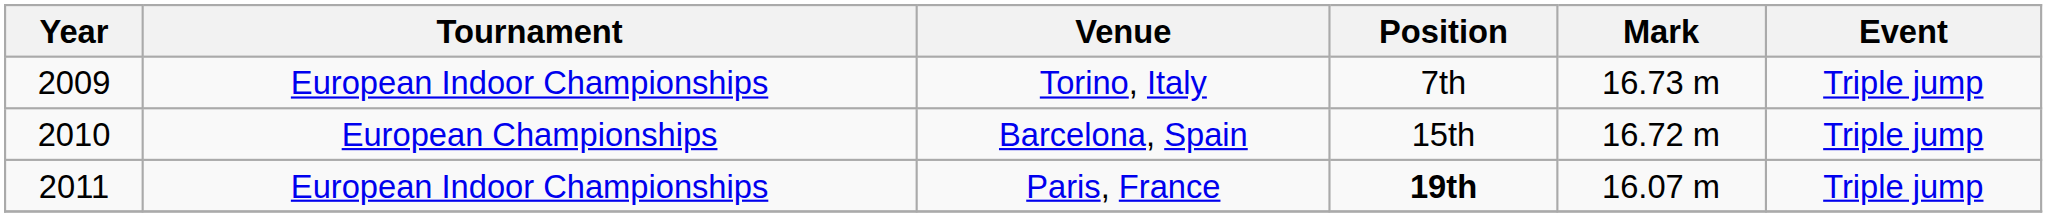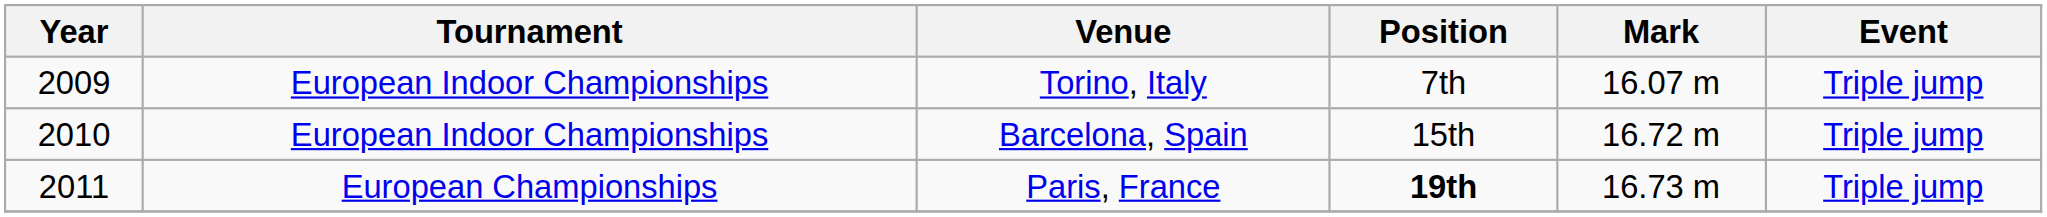(1661, 83) 16.73 m -> (1661, 83) 16.07 m
(530, 135) European Championships -> (530, 135) European Indoor Championships
(530, 186) European Indoor Championships -> (530, 186) European Championships
(1661, 186) 16.07 m -> (1661, 186) 16.73 m
